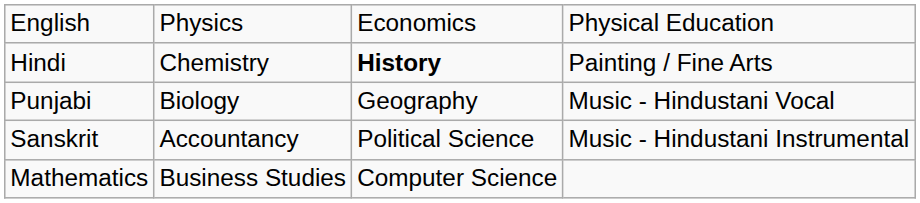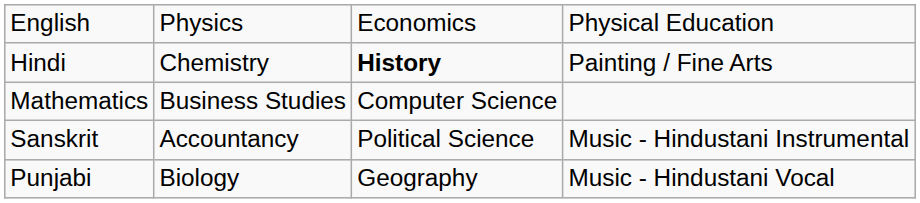rows swapped: (51, 100) <-> (79, 178)
